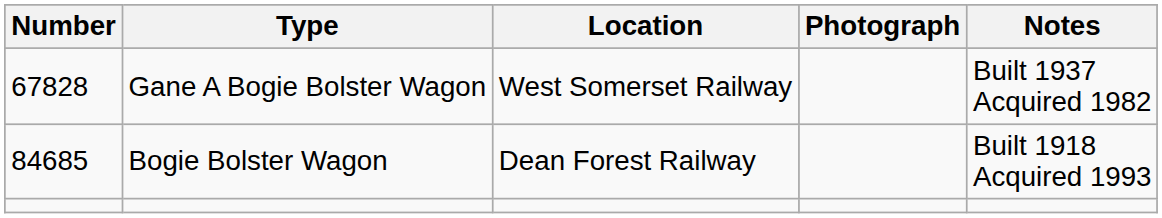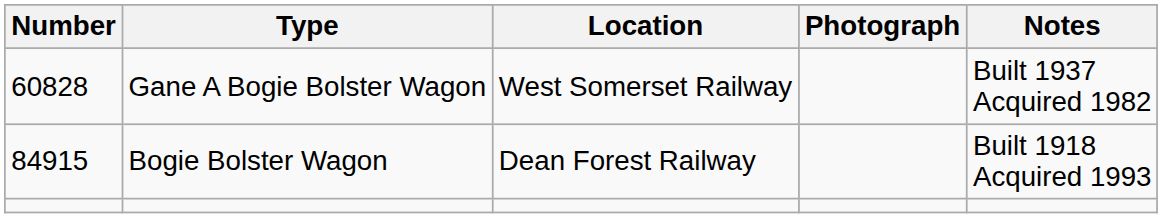(50, 85) 67828 -> (50, 85) 60828
(50, 160) 84685 -> (50, 160) 84915
